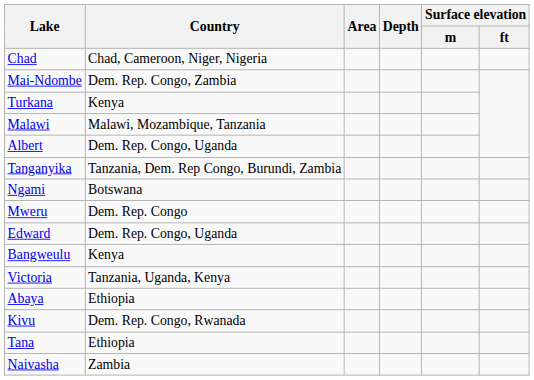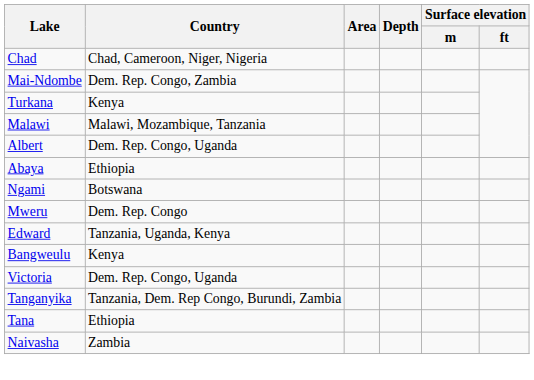rows swapped: (40, 168) <-> (26, 299)
(163, 233) Dem. Rep. Congo, Uganda -> (159, 233) Tanzania, Uganda, Kenya
(159, 277) Tanzania, Uganda, Kenya -> (163, 277) Dem. Rep. Congo, Uganda
- row: (21, 320)
